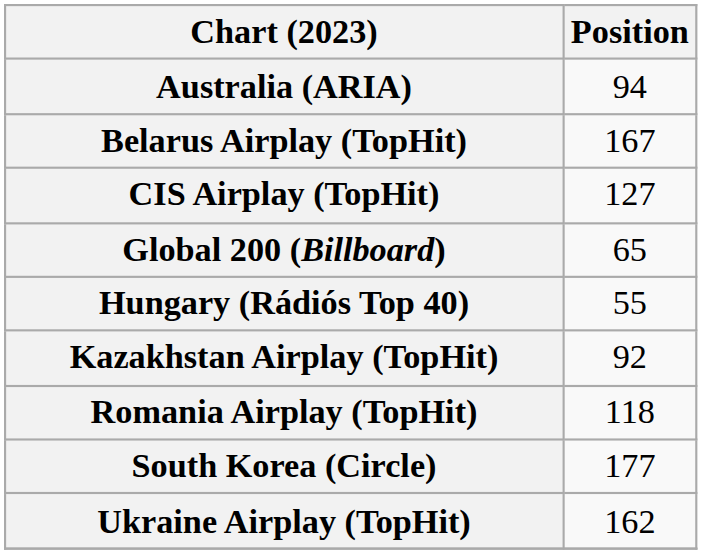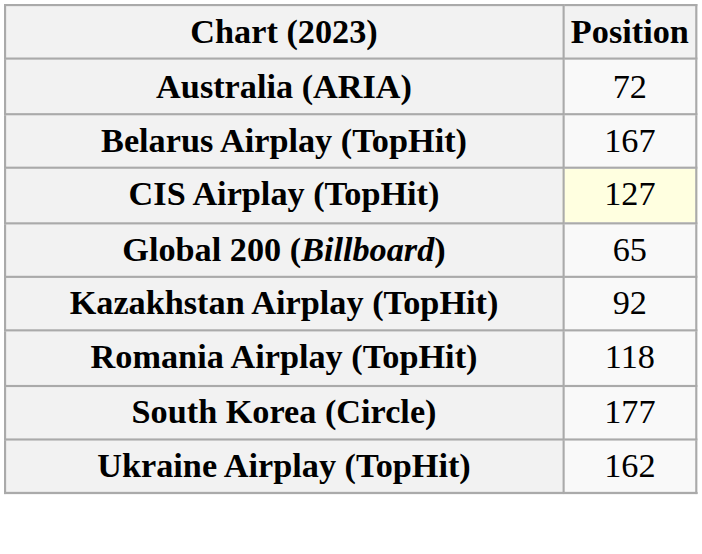(630, 85) 94 -> (630, 85) 72
(630, 194) no background -> (630, 194) lightyellow background
- row: (284, 303)
